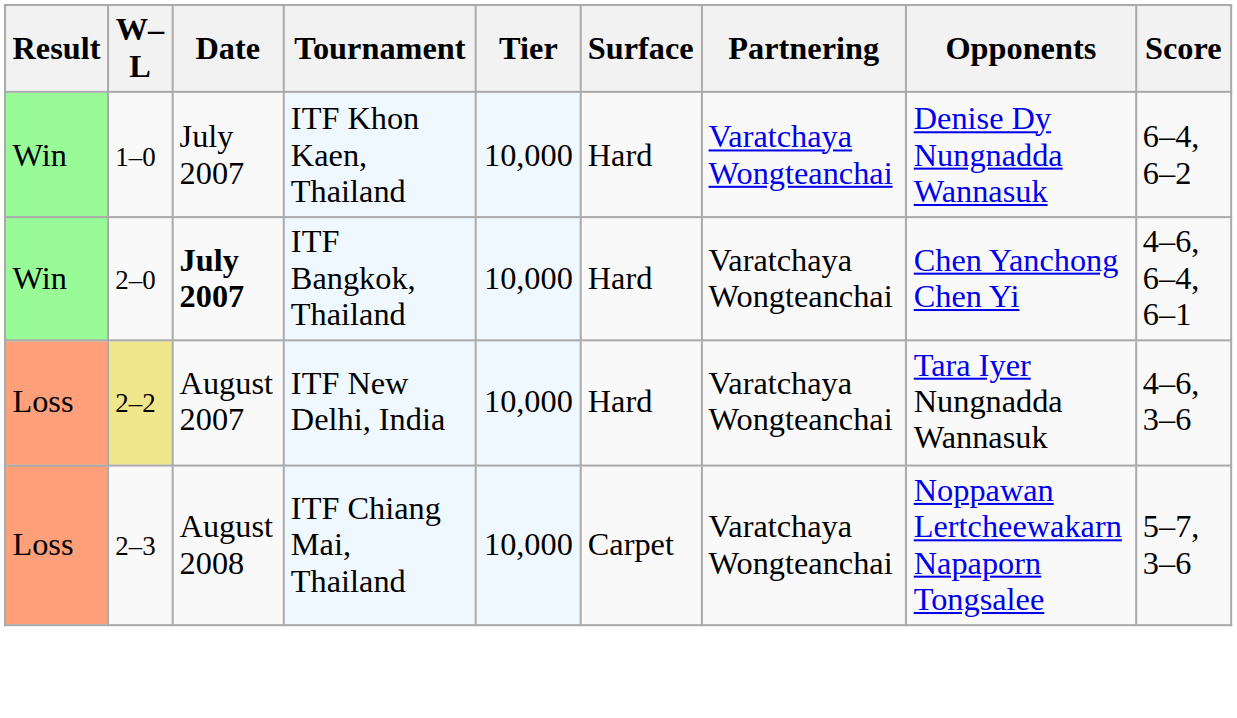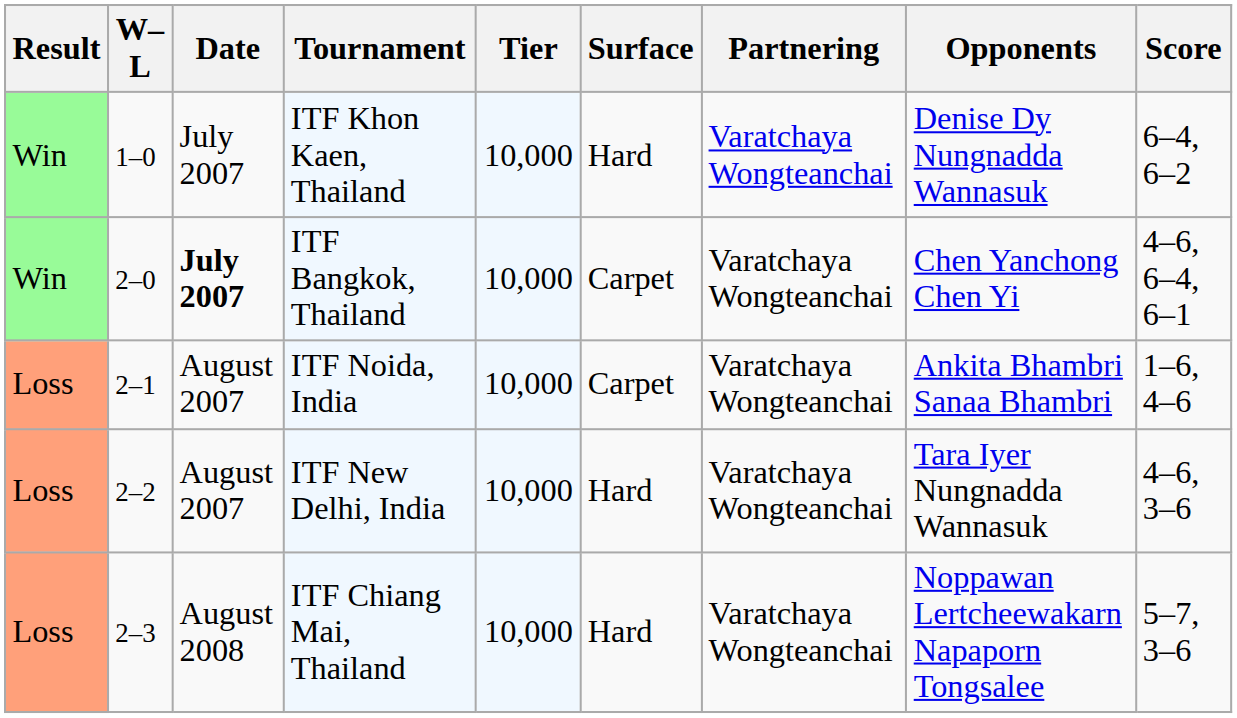(620, 278) Hard -> (631, 278) Carpet
+ row: (363, 383)
(136, 404) khaki background -> (136, 491) no background
(631, 544) Carpet -> (620, 631) Hard
